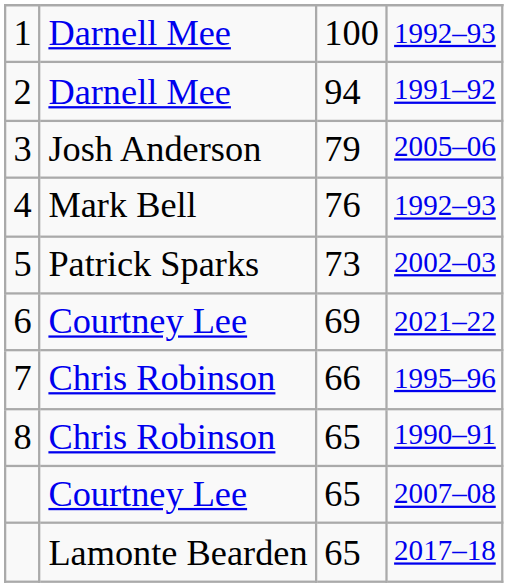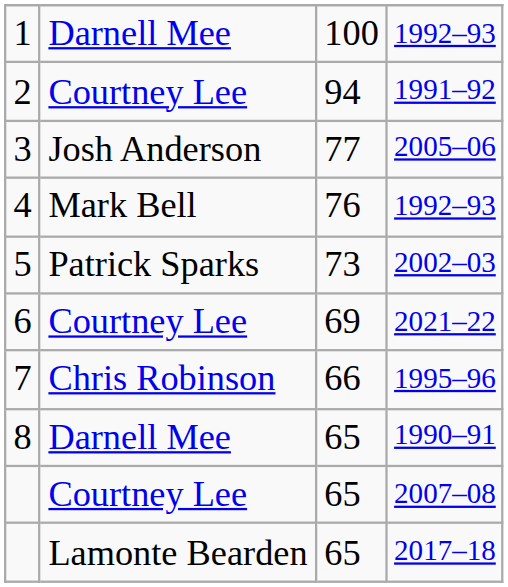(140, 90) Darnell Mee -> (148, 90) Courtney Lee
(342, 148) 79 -> (342, 148) 77
(162, 436) Chris Robinson -> (140, 436) Darnell Mee
